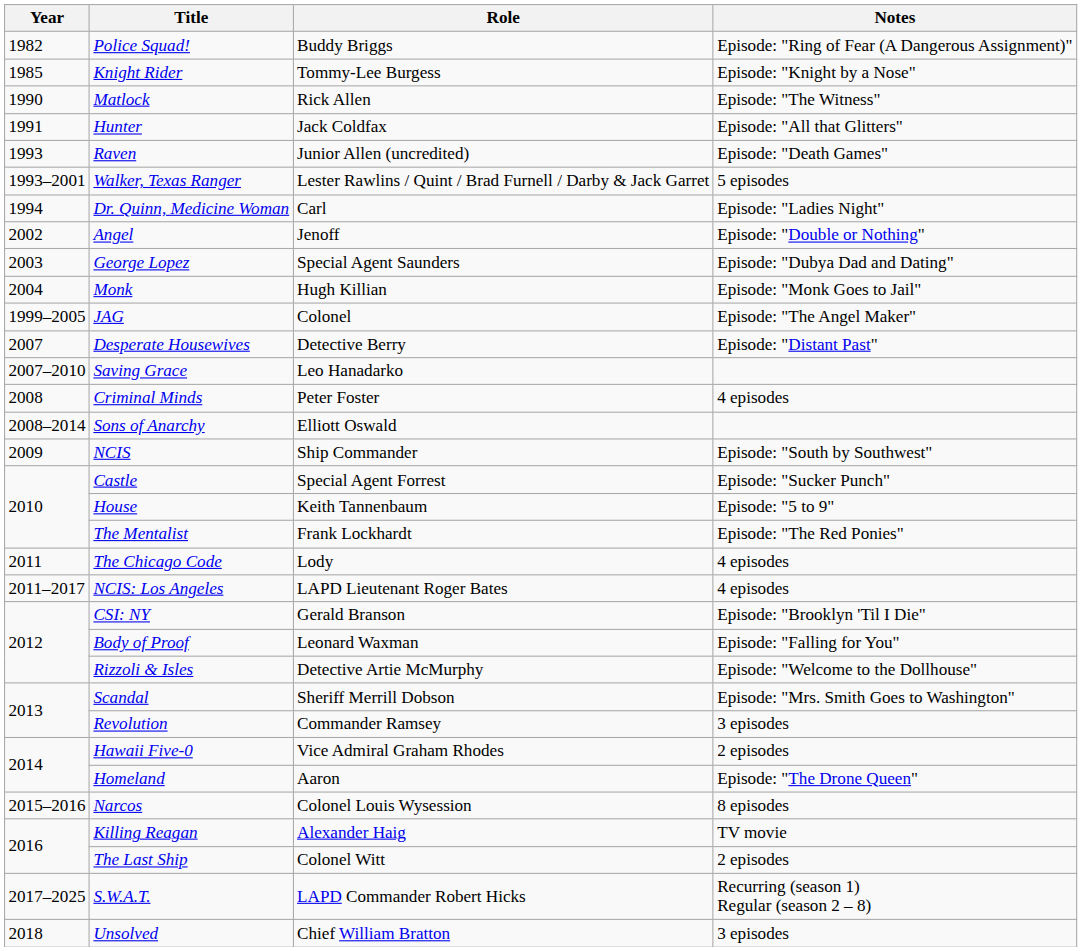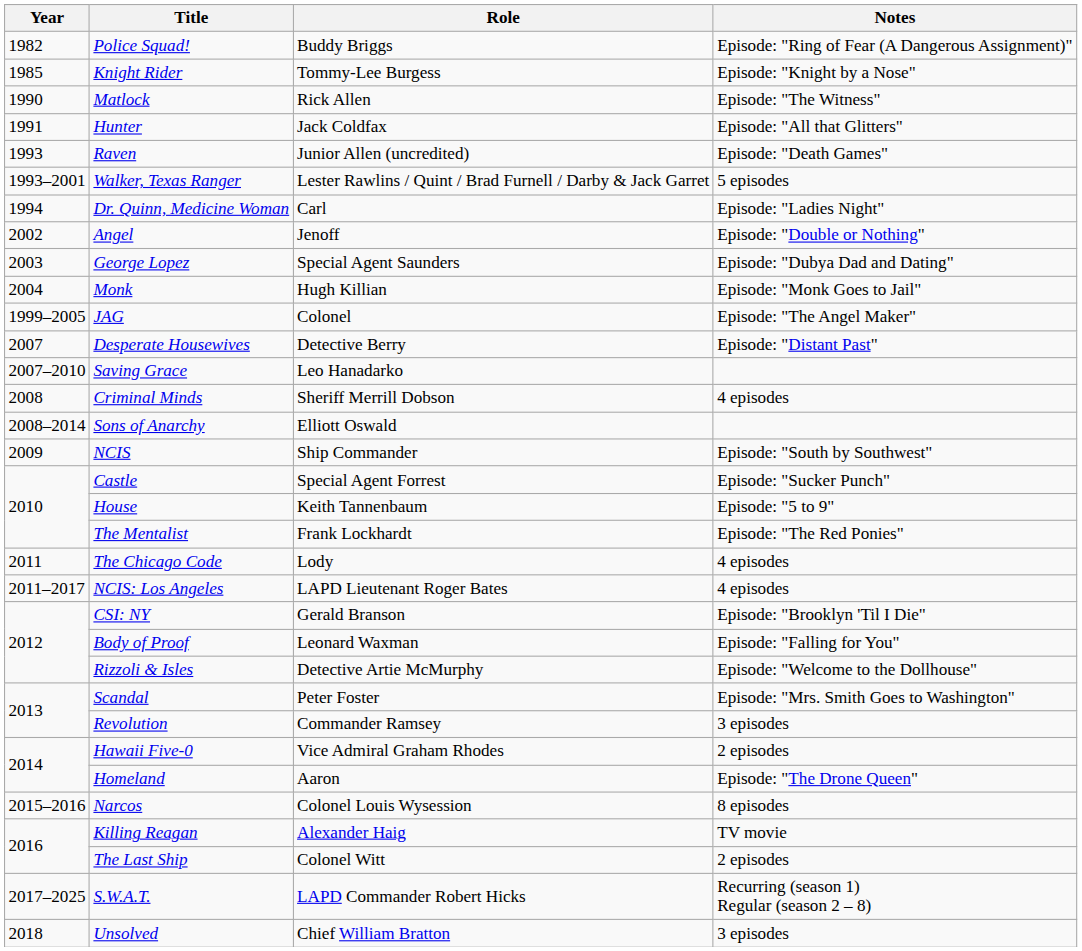(338, 398) Peter Foster -> (376, 398) Sheriff Merrill Dobson
(376, 696) Sheriff Merrill Dobson -> (338, 696) Peter Foster
